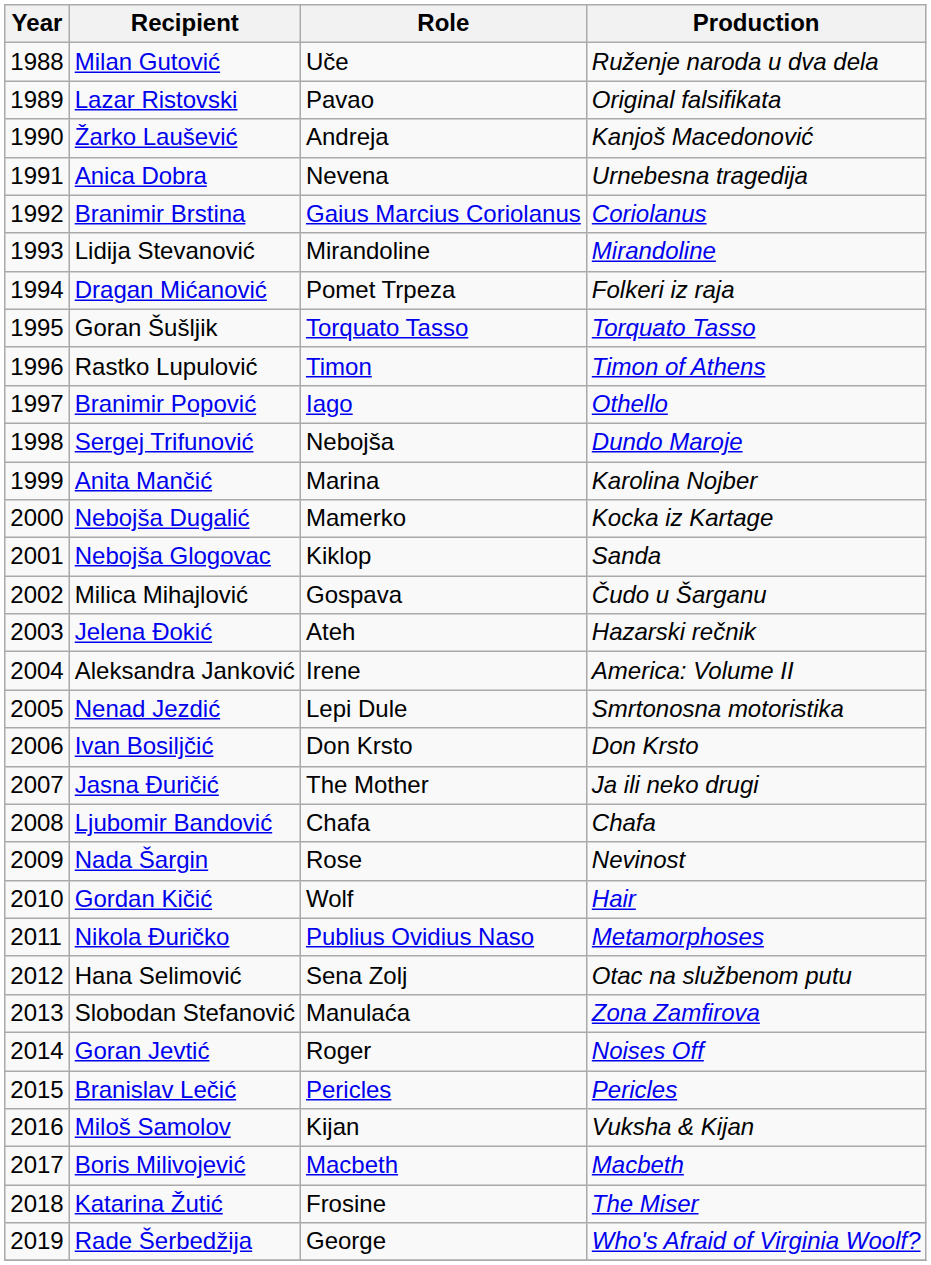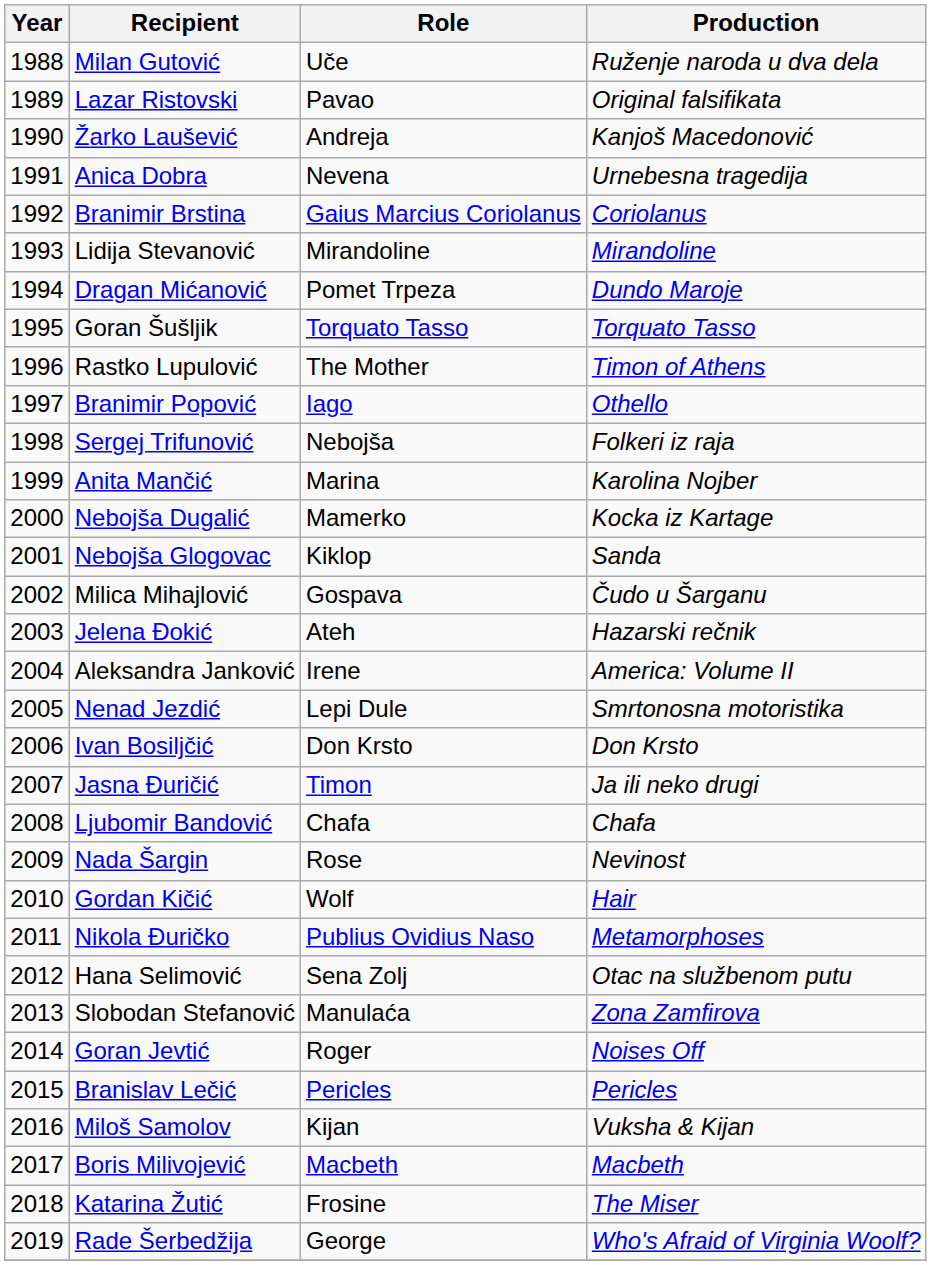(663, 289) Folkeri iz raja -> (667, 289) Dundo Maroje
(339, 366) Timon -> (367, 366) The Mother
(667, 442) Dundo Maroje -> (663, 442) Folkeri iz raja
(367, 784) The Mother -> (339, 784) Timon
